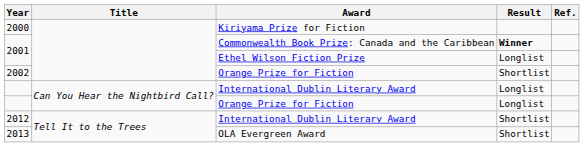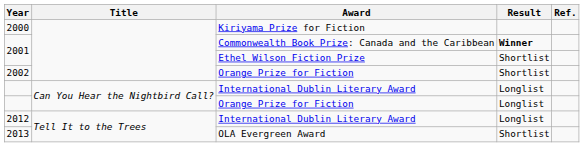(522, 58) Longlist -> (524, 58) Shortlist
(524, 119) Shortlist -> (522, 119) Longlist
